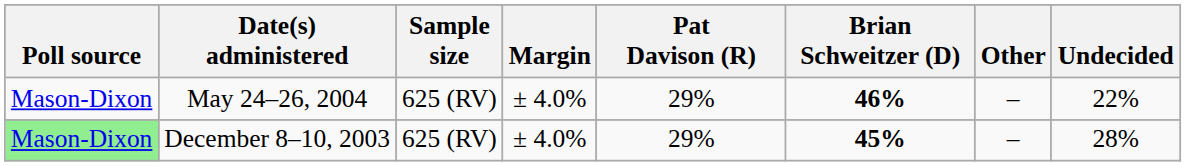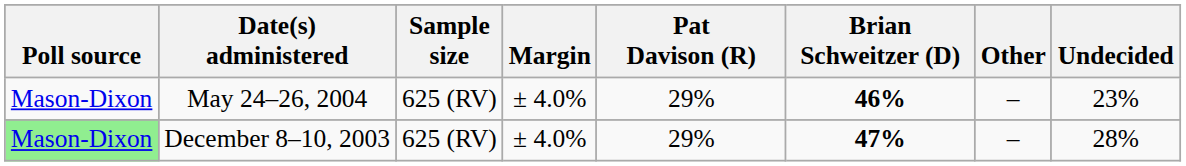(1116, 98) 22% -> (1116, 98) 23%
(880, 140) 45% -> (880, 140) 47%
